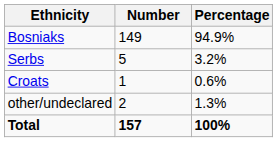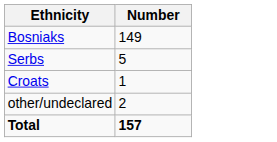- column: (232, 15)
